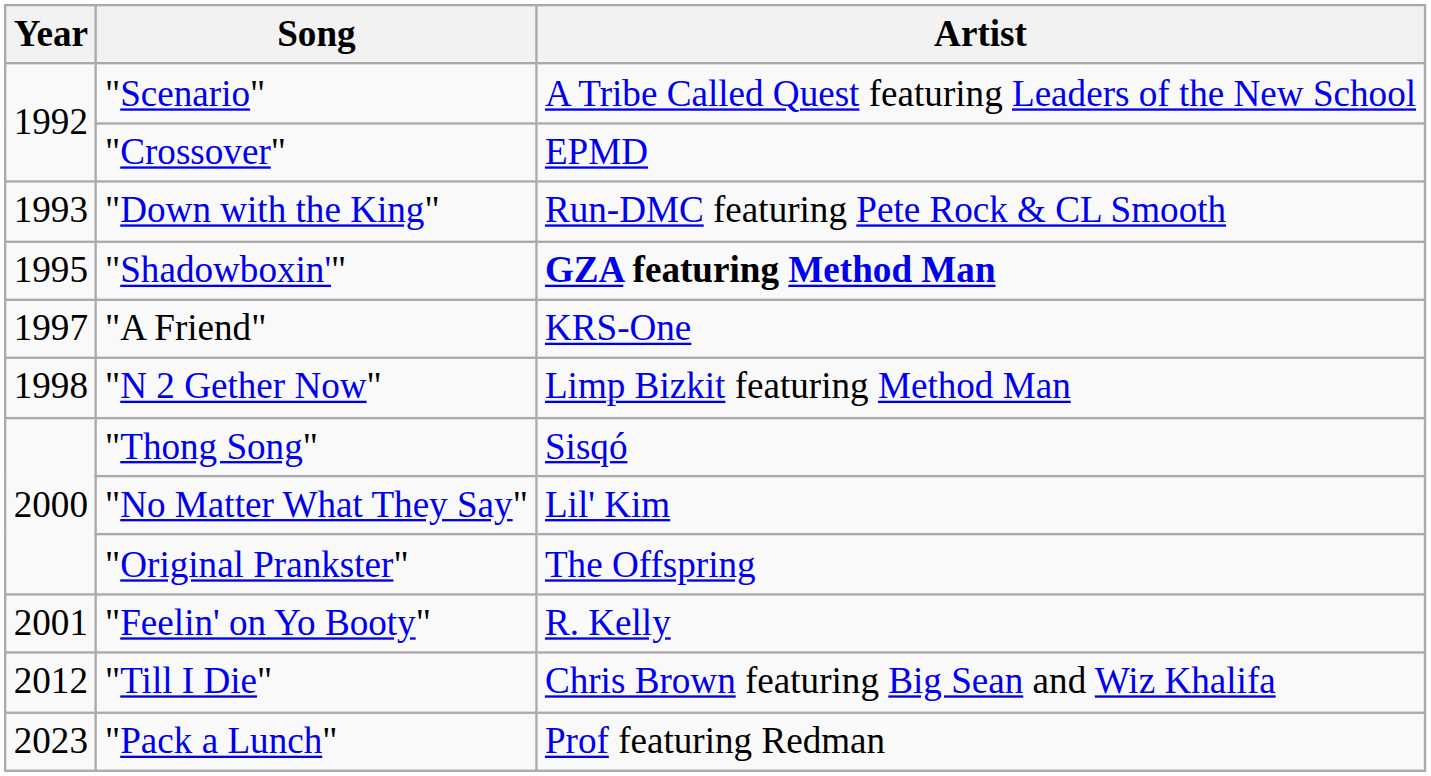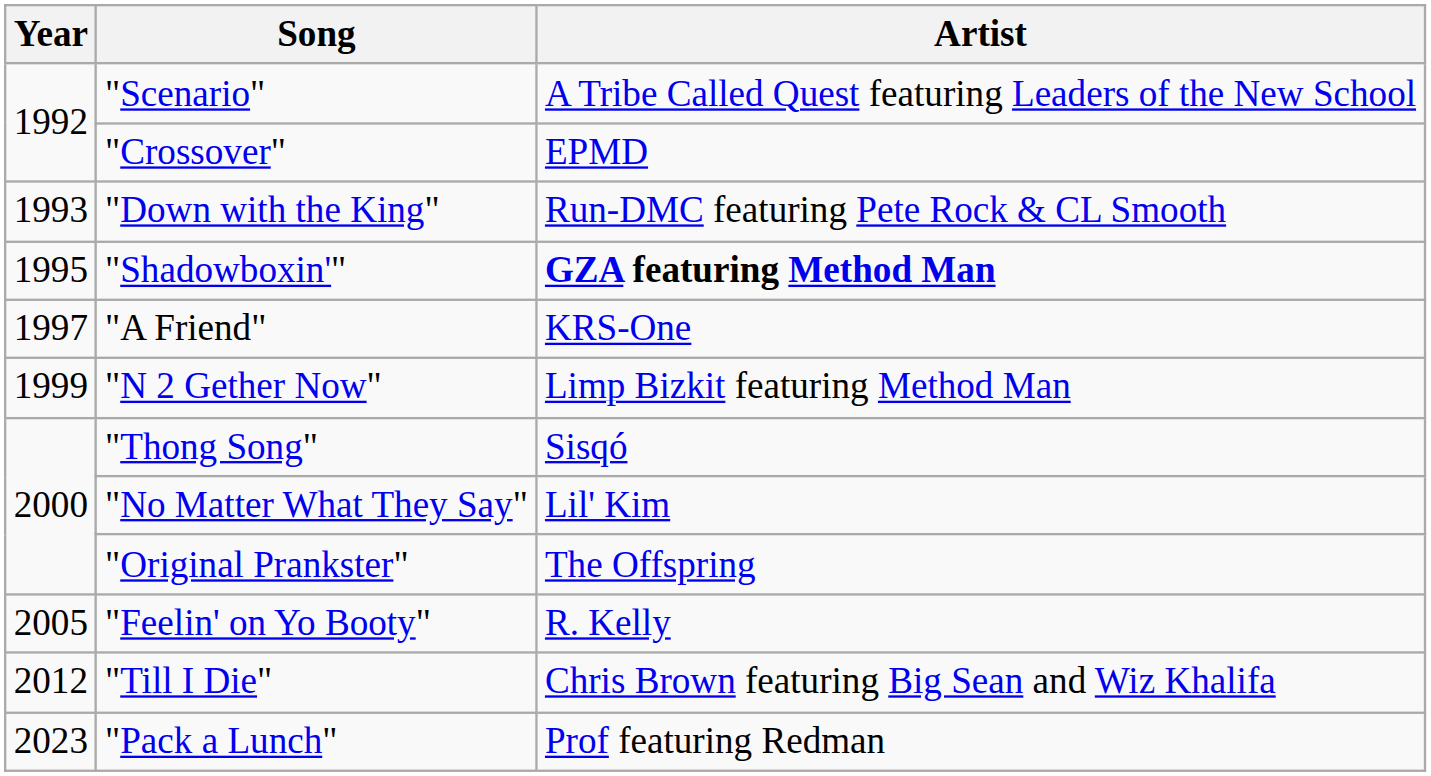(51, 387) 1998 -> (51, 387) 1999
(51, 622) 2001 -> (51, 622) 2005
